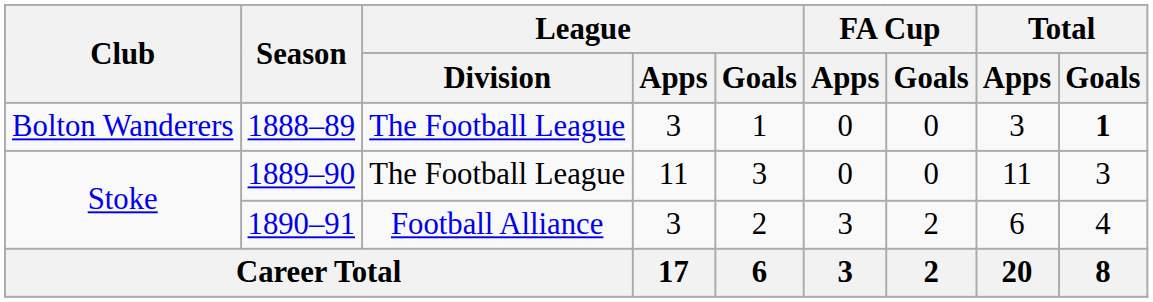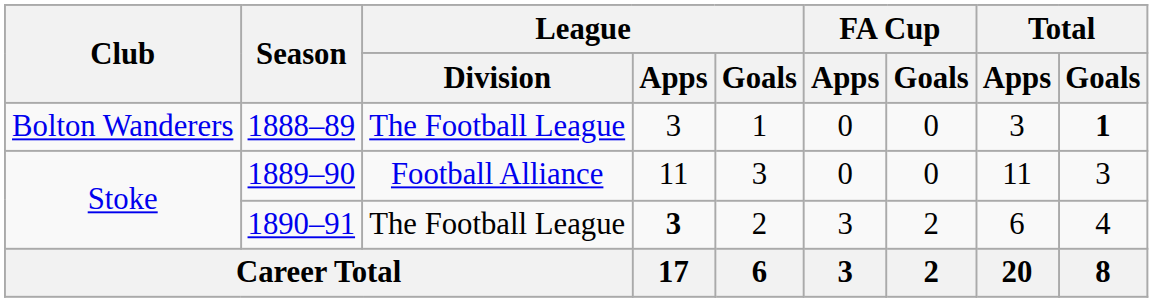(497, 175) The Football League -> (497, 175) Football Alliance
(497, 223) Football Alliance -> (497, 223) The Football League
(673, 223) normal -> (673, 223) bold
